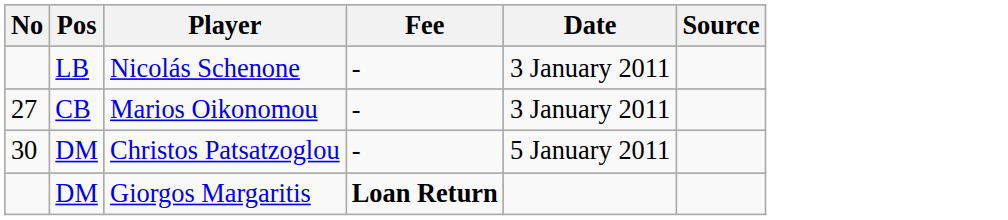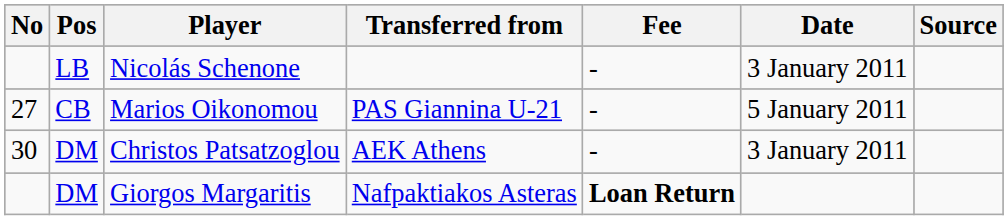+ column: (464, 25)
(590, 109) 3 January 2011 -> (827, 109) 5 January 2011
(590, 151) 5 January 2011 -> (827, 151) 3 January 2011
